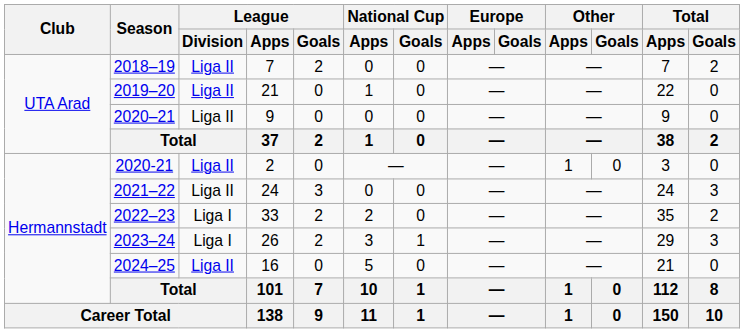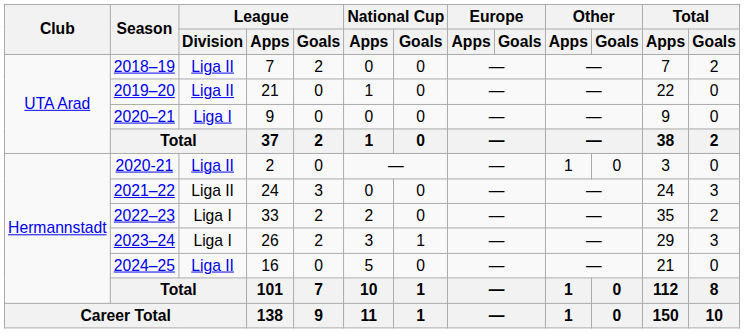(213, 116) Liga II -> (213, 116) Liga I
